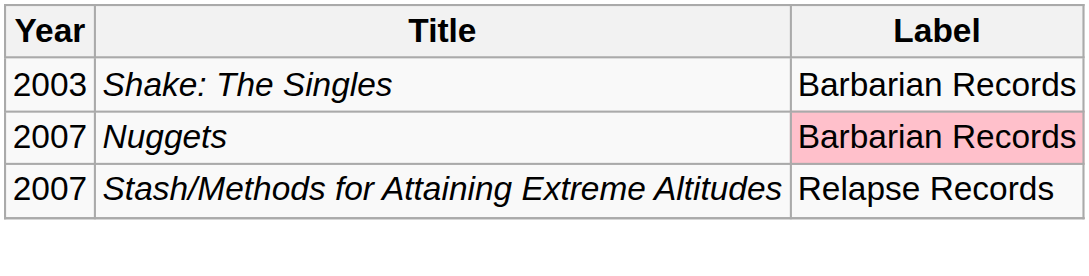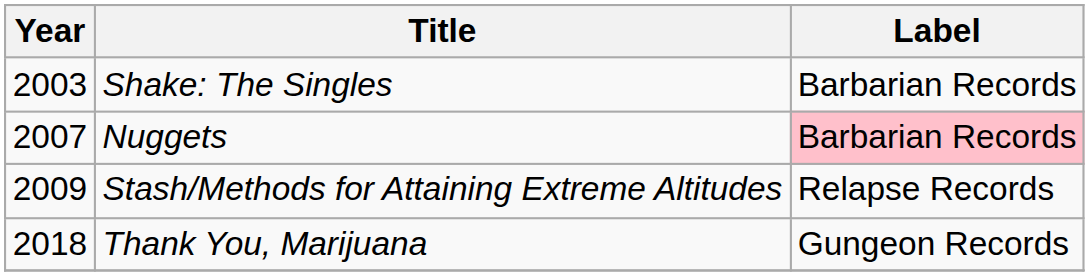(50, 190) 2007 -> (50, 190) 2009
+ row: (265, 243)
